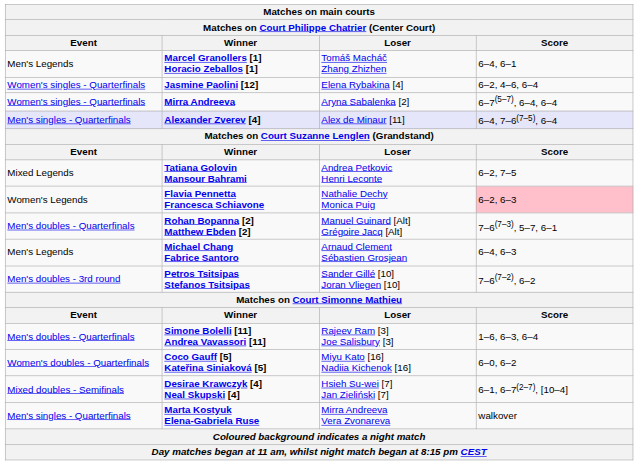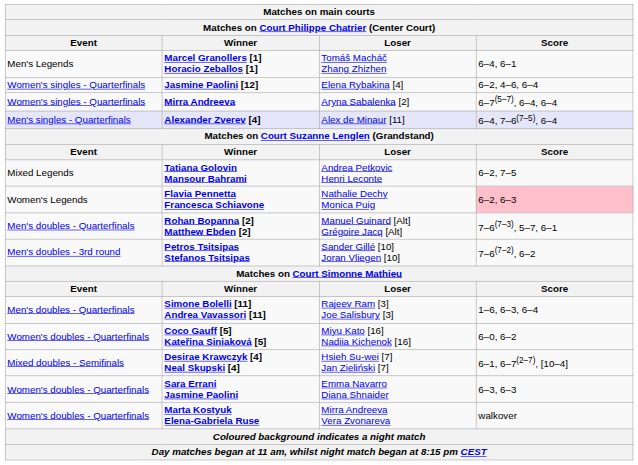- row: (202, 252)
+ row: (201, 389)
(69, 415) Men's singles - Quarterfinals -> (78, 415) Women's doubles - Quarterfinals
